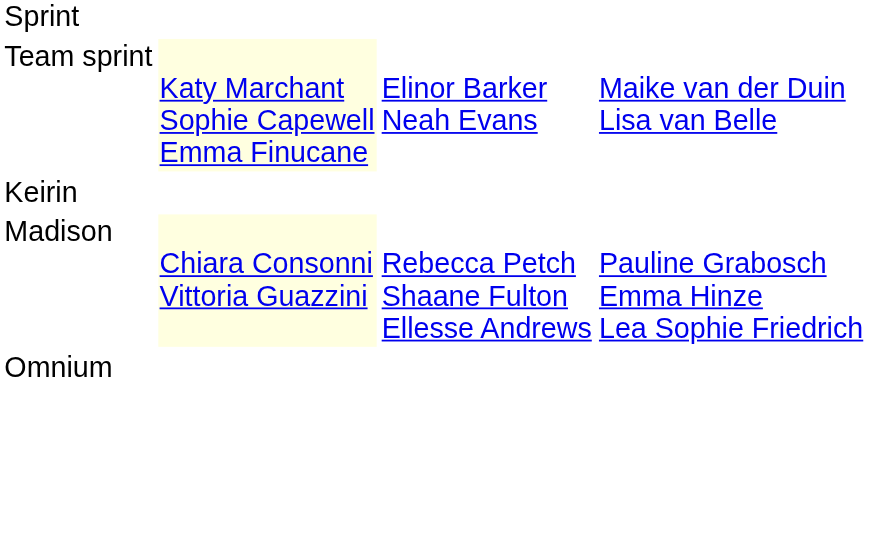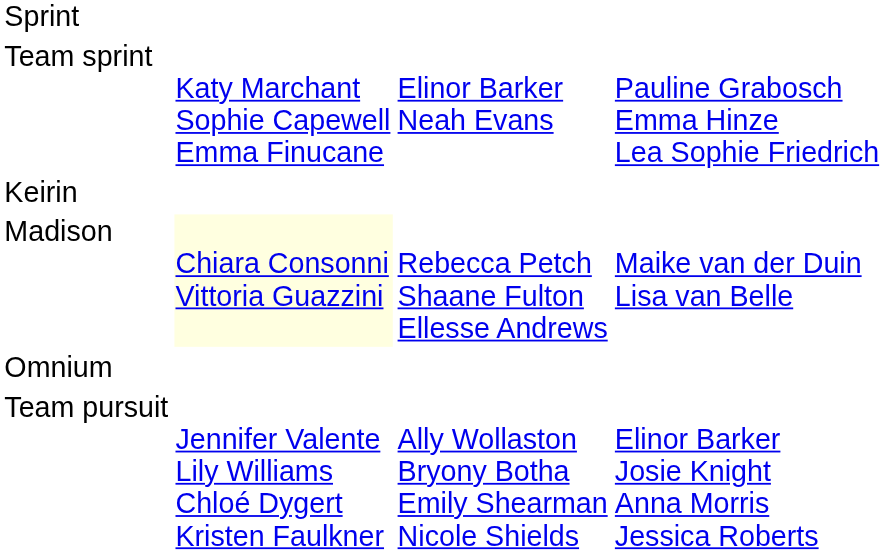(267, 120) lightyellow background -> (283, 120) no background
(722, 104) Maike van der Duin Lisa van Belle -> (747, 120) Pauline Grabosch Emma Hinze Lea Sophie Friedrich
(731, 296) Pauline Grabosch Emma Hinze Lea Sophie Friedrich -> (738, 280) Maike van der Duin Lisa van Belle
+ row: (86, 407)
